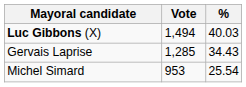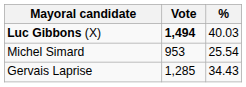(180, 33) normal -> (180, 33) bold
rows swapped: (50, 52) <-> (46, 71)
